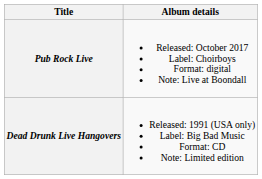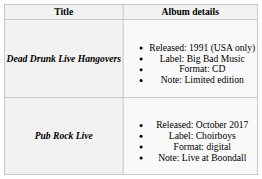rows swapped: (64, 136) <-> (64, 58)
